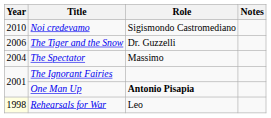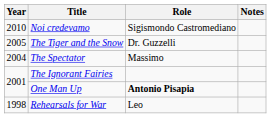(16, 43) 2006 -> (16, 43) 2005
(16, 105) lightyellow background -> (16, 105) no background
